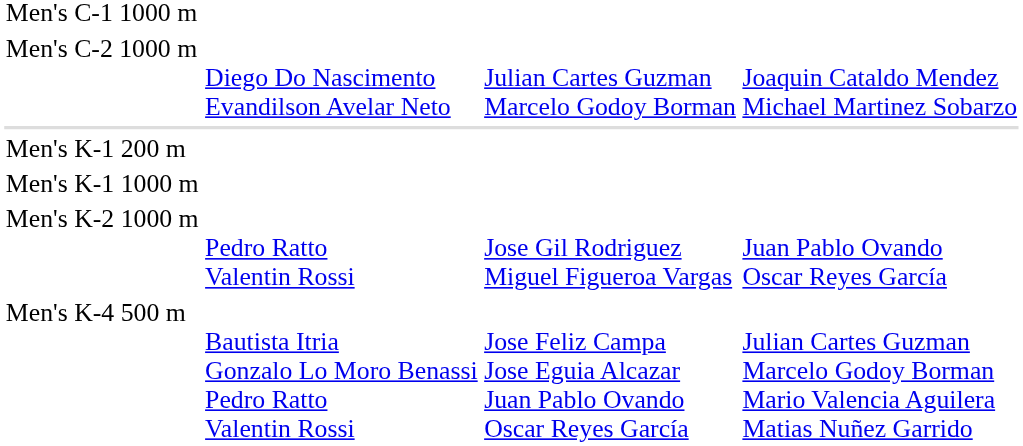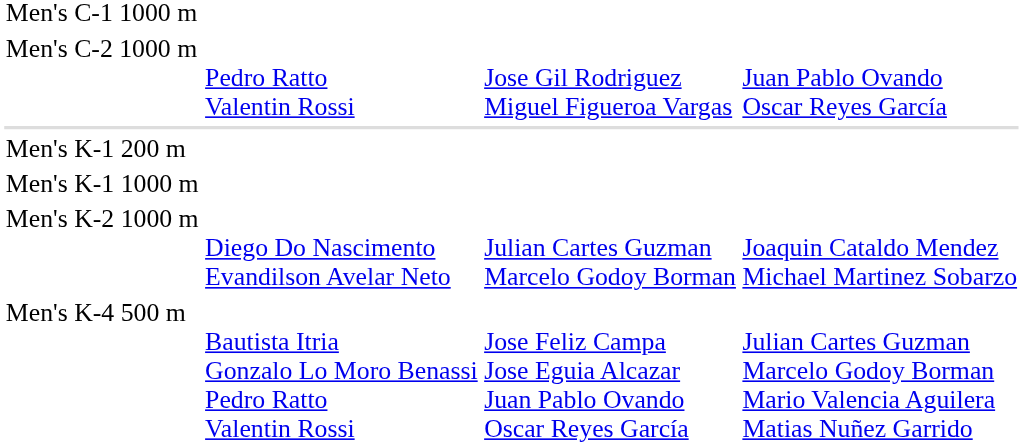(328, 91) Diego Do Nascimento Evandilson Avelar Neto -> (280, 91) Pedro Ratto Valentin Rossi
(610, 91) Julian Cartes Guzman Marcelo Godoy Borman -> (608, 91) Jose Gil Rodriguez Miguel Figueroa Vargas
(880, 91) Joaquin Cataldo Mendez Michael Martinez Sobarzo -> (845, 91) Juan Pablo Ovando Oscar Reyes García
(280, 262) Pedro Ratto Valentin Rossi -> (328, 262) Diego Do Nascimento Evandilson Avelar Neto
(608, 262) Jose Gil Rodriguez Miguel Figueroa Vargas -> (610, 262) Julian Cartes Guzman Marcelo Godoy Borman
(845, 262) Juan Pablo Ovando Oscar Reyes García -> (880, 262) Joaquin Cataldo Mendez Michael Martinez Sobarzo
